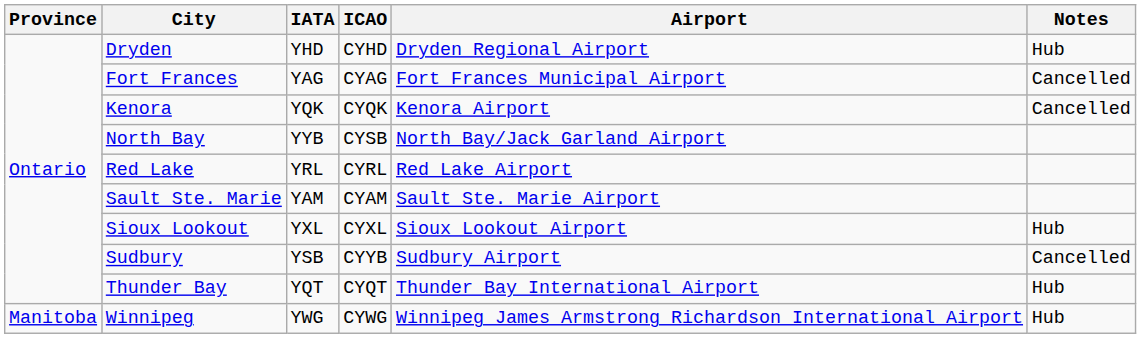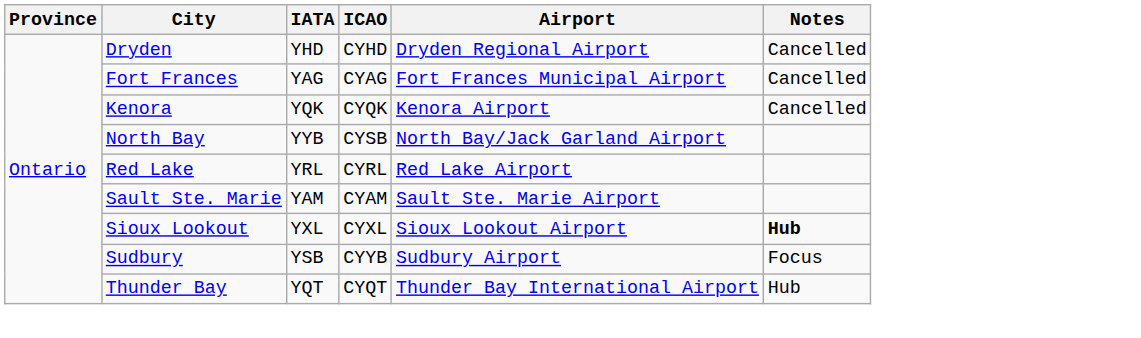(1048, 50) Hub -> (817, 50) Cancelled
(1048, 229) normal -> (784, 229) bold
(1081, 259) Cancelled -> (795, 259) Focus
- row: (150, 318)
